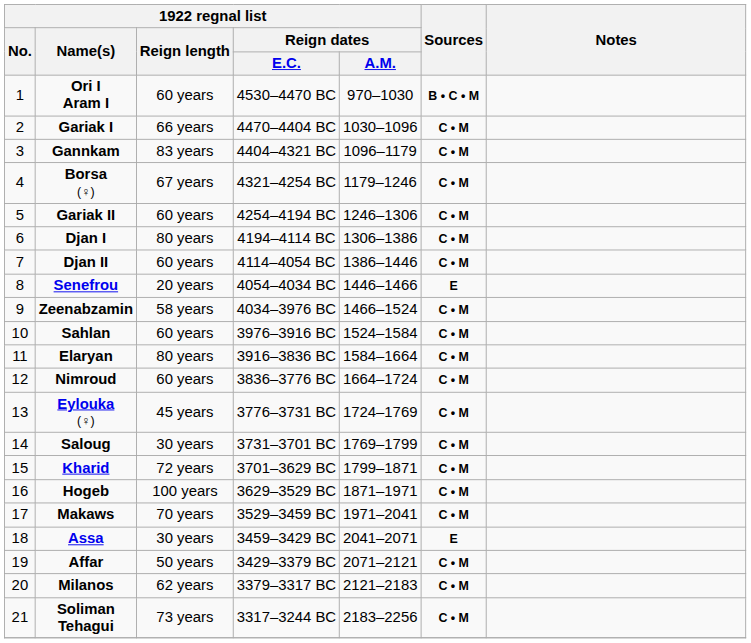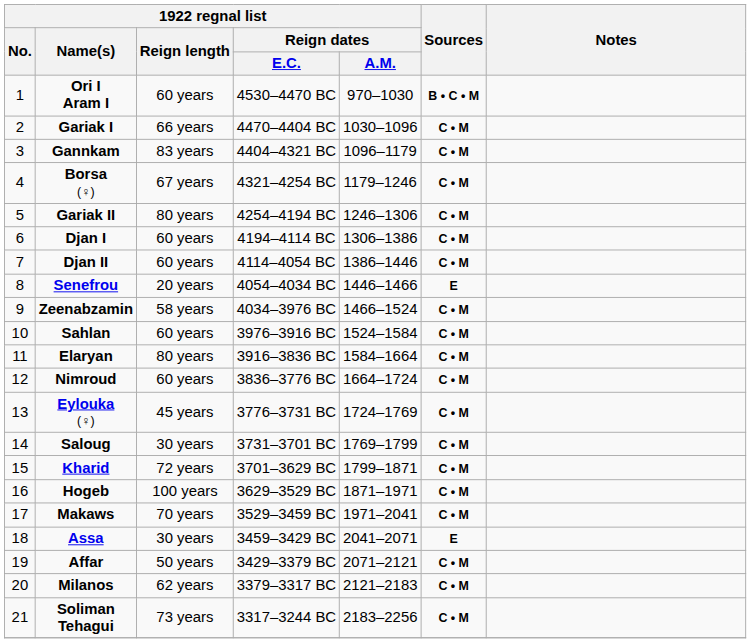(185, 214) 60 years -> (185, 214) 80 years
(185, 238) 80 years -> (185, 238) 60 years
